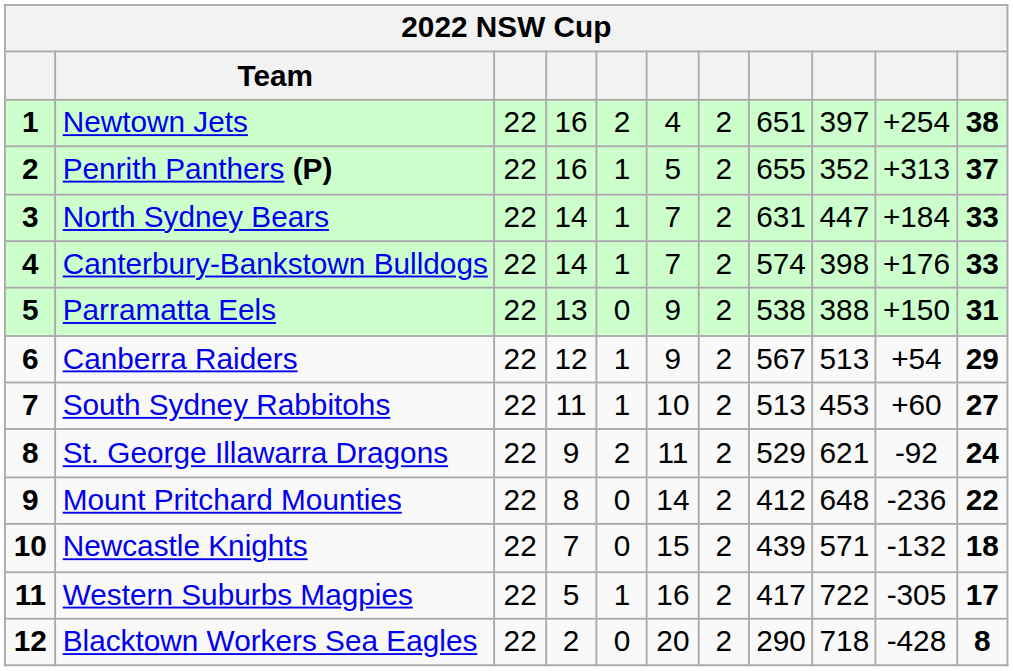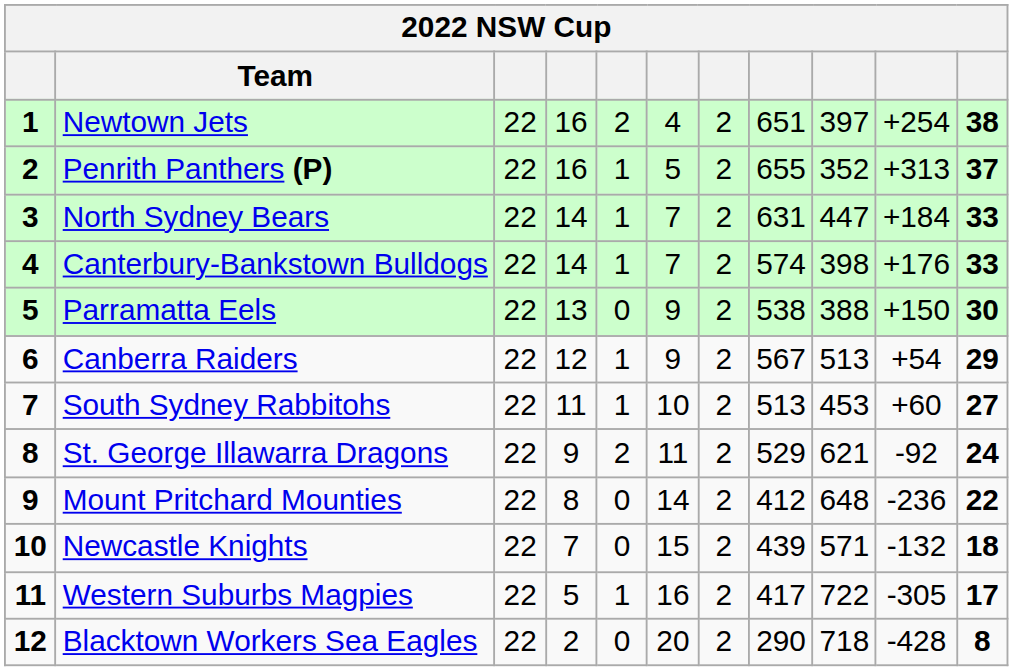(982, 311) 31 -> (982, 311) 30
